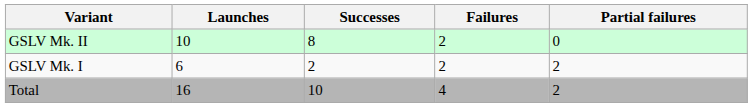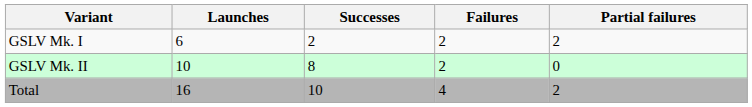rows swapped: (46, 66) <-> (48, 41)
